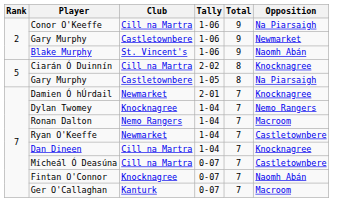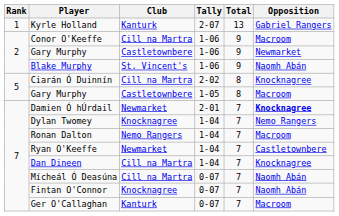+ row: (64, 25)
(286, 25) Na Piarsaigh -> (273, 39) Macroom
(286, 80) Na Piarsaigh -> (273, 94) Macroom
(283, 94) normal -> (283, 108) bold
(291, 163) Castletownbere -> (281, 176) Naomh Abán
